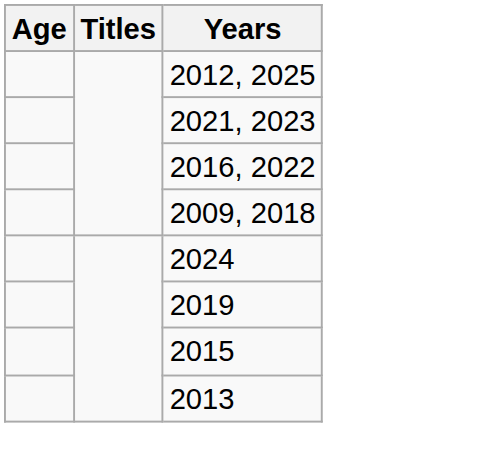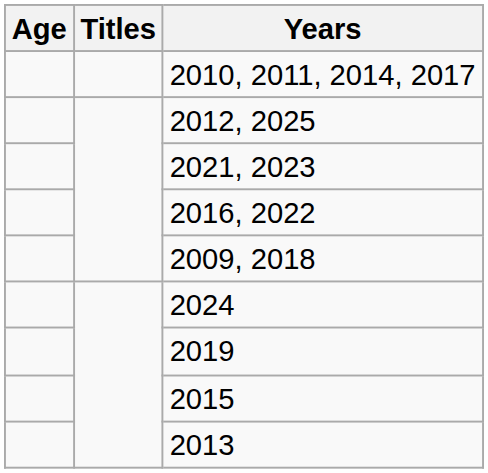+ row: (323, 74)
